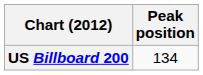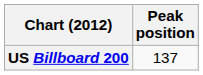(165, 57) 134 -> (165, 57) 137
